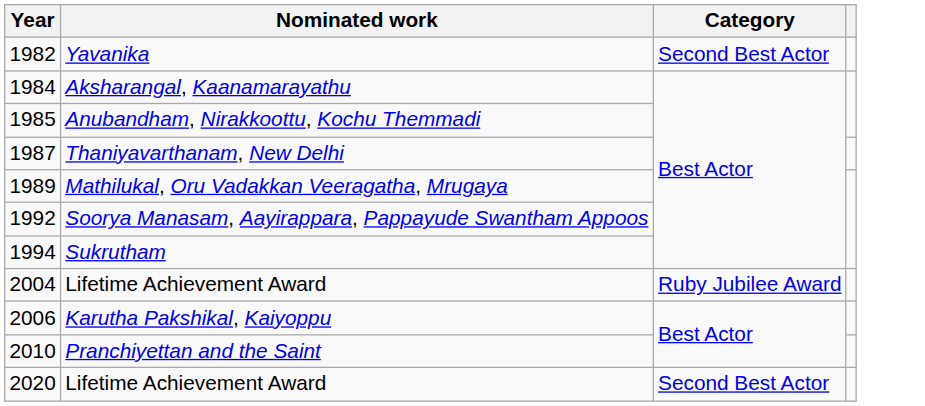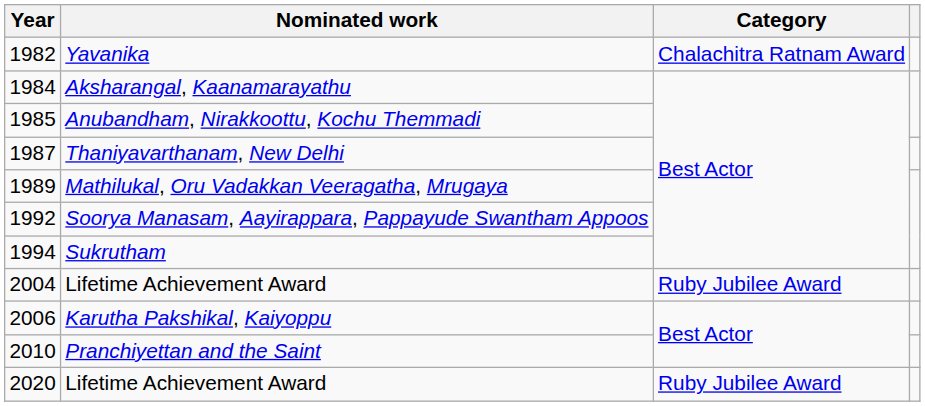(744, 53) Second Best Actor -> (782, 53) Chalachitra Ratnam Award
(744, 383) Second Best Actor -> (750, 383) Ruby Jubilee Award
